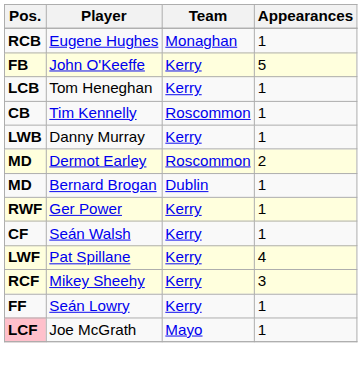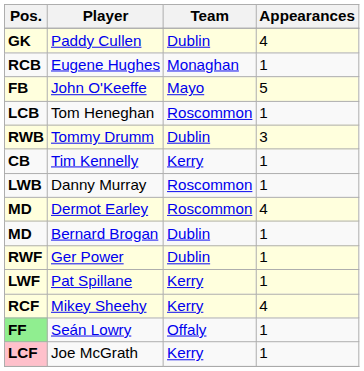+ row: (96, 40)
(184, 64) Kerry -> (186, 88) Mayo
(184, 88) Kerry -> (210, 112) Roscommon
+ row: (103, 137)
(208, 112) Roscommon -> (185, 161) Kerry
(184, 137) Kerry -> (210, 185) Roscommon
(262, 161) 2 -> (264, 209) 4
(184, 209) Kerry -> (189, 257) Dublin
- row: (90, 233)
(262, 257) 4 -> (264, 281) 1
(262, 281) 3 -> (264, 305) 4
(17, 305) no background -> (17, 329) lightgreen background
(184, 305) Kerry -> (187, 329) Offaly
(184, 329) Mayo -> (185, 354) Kerry
